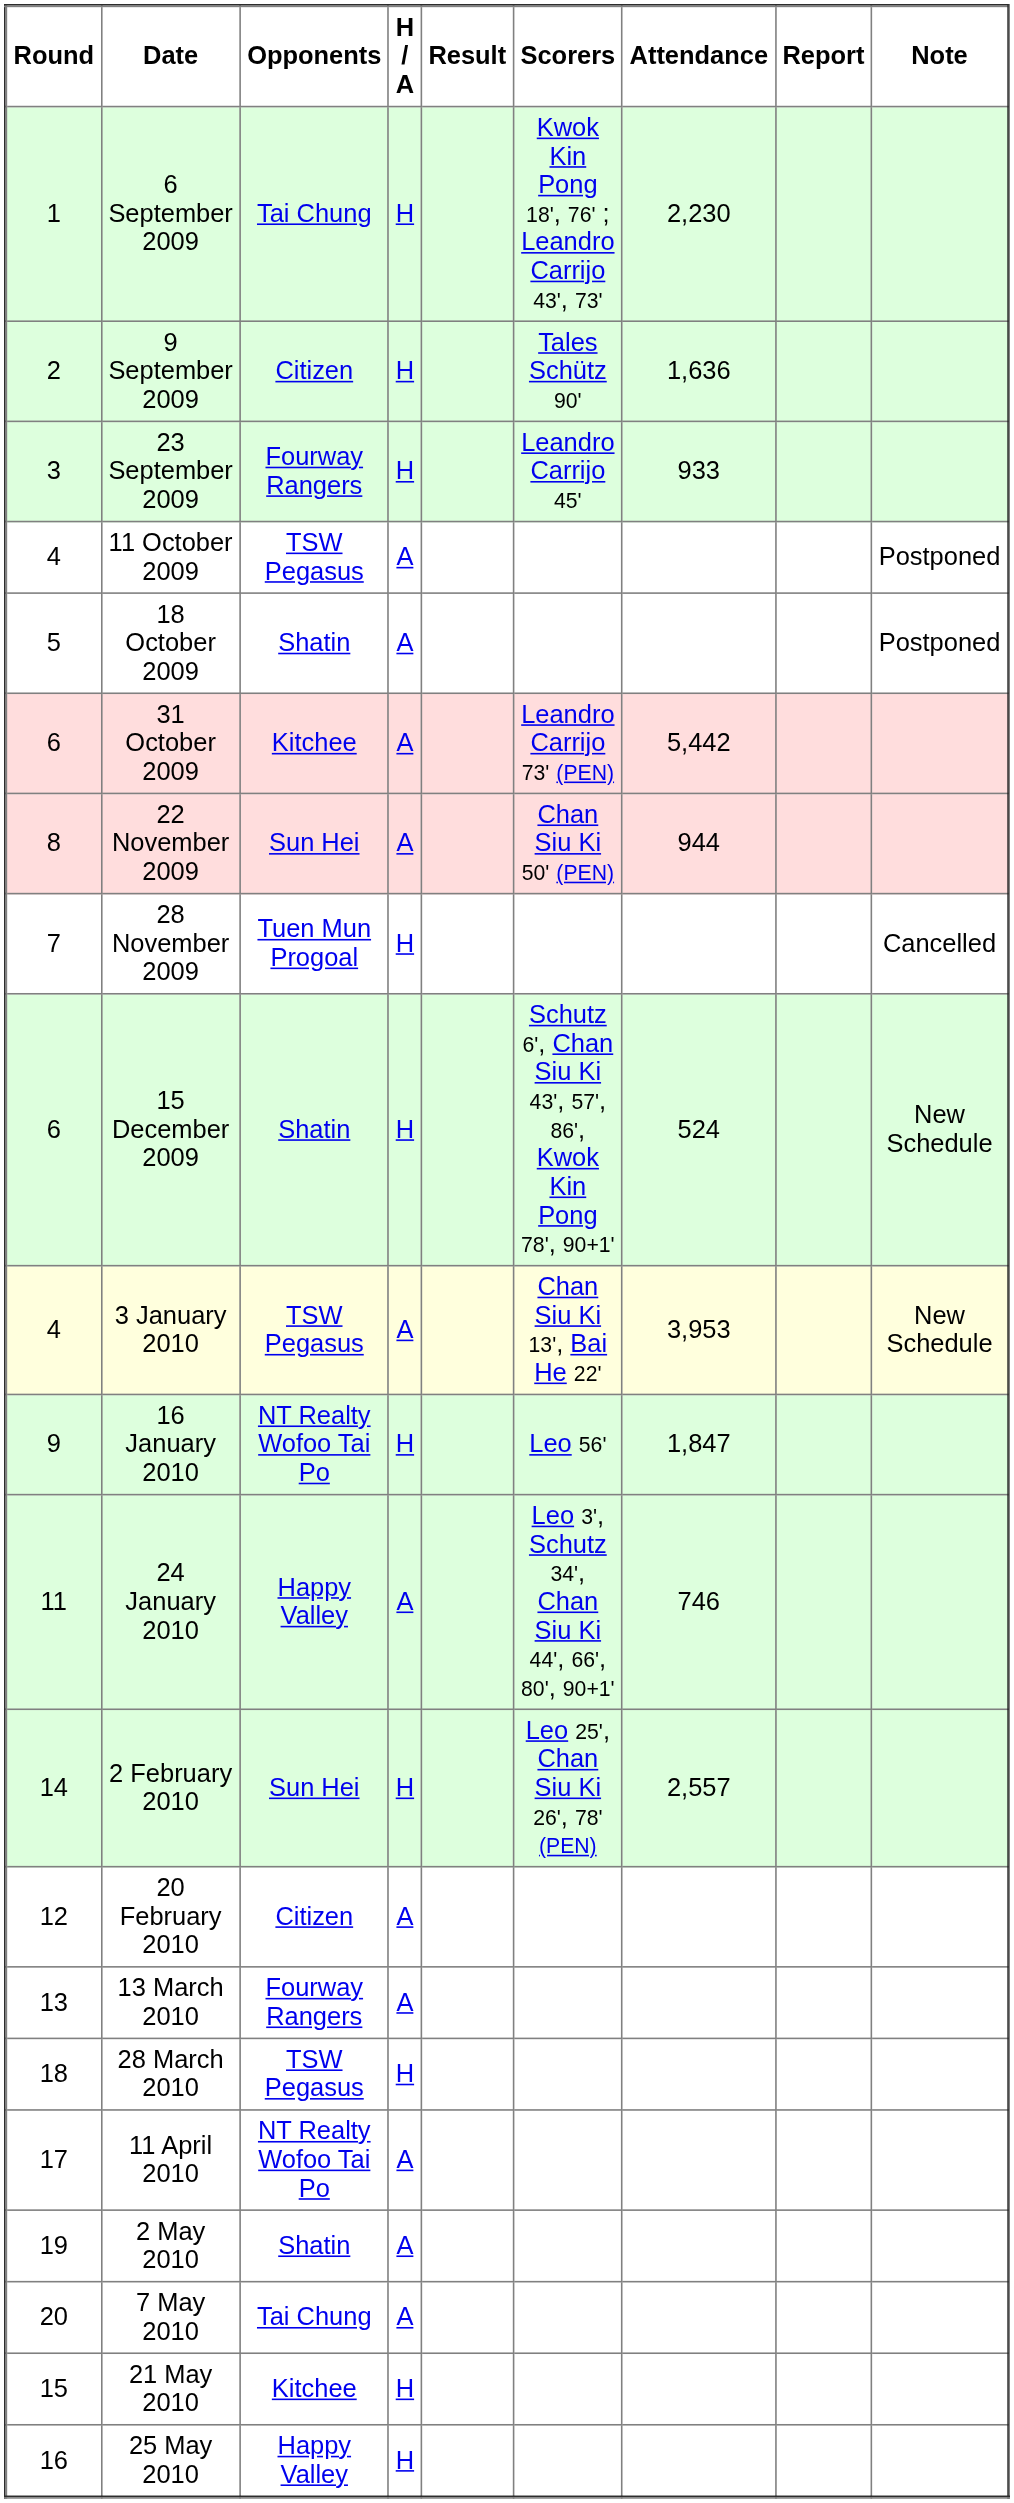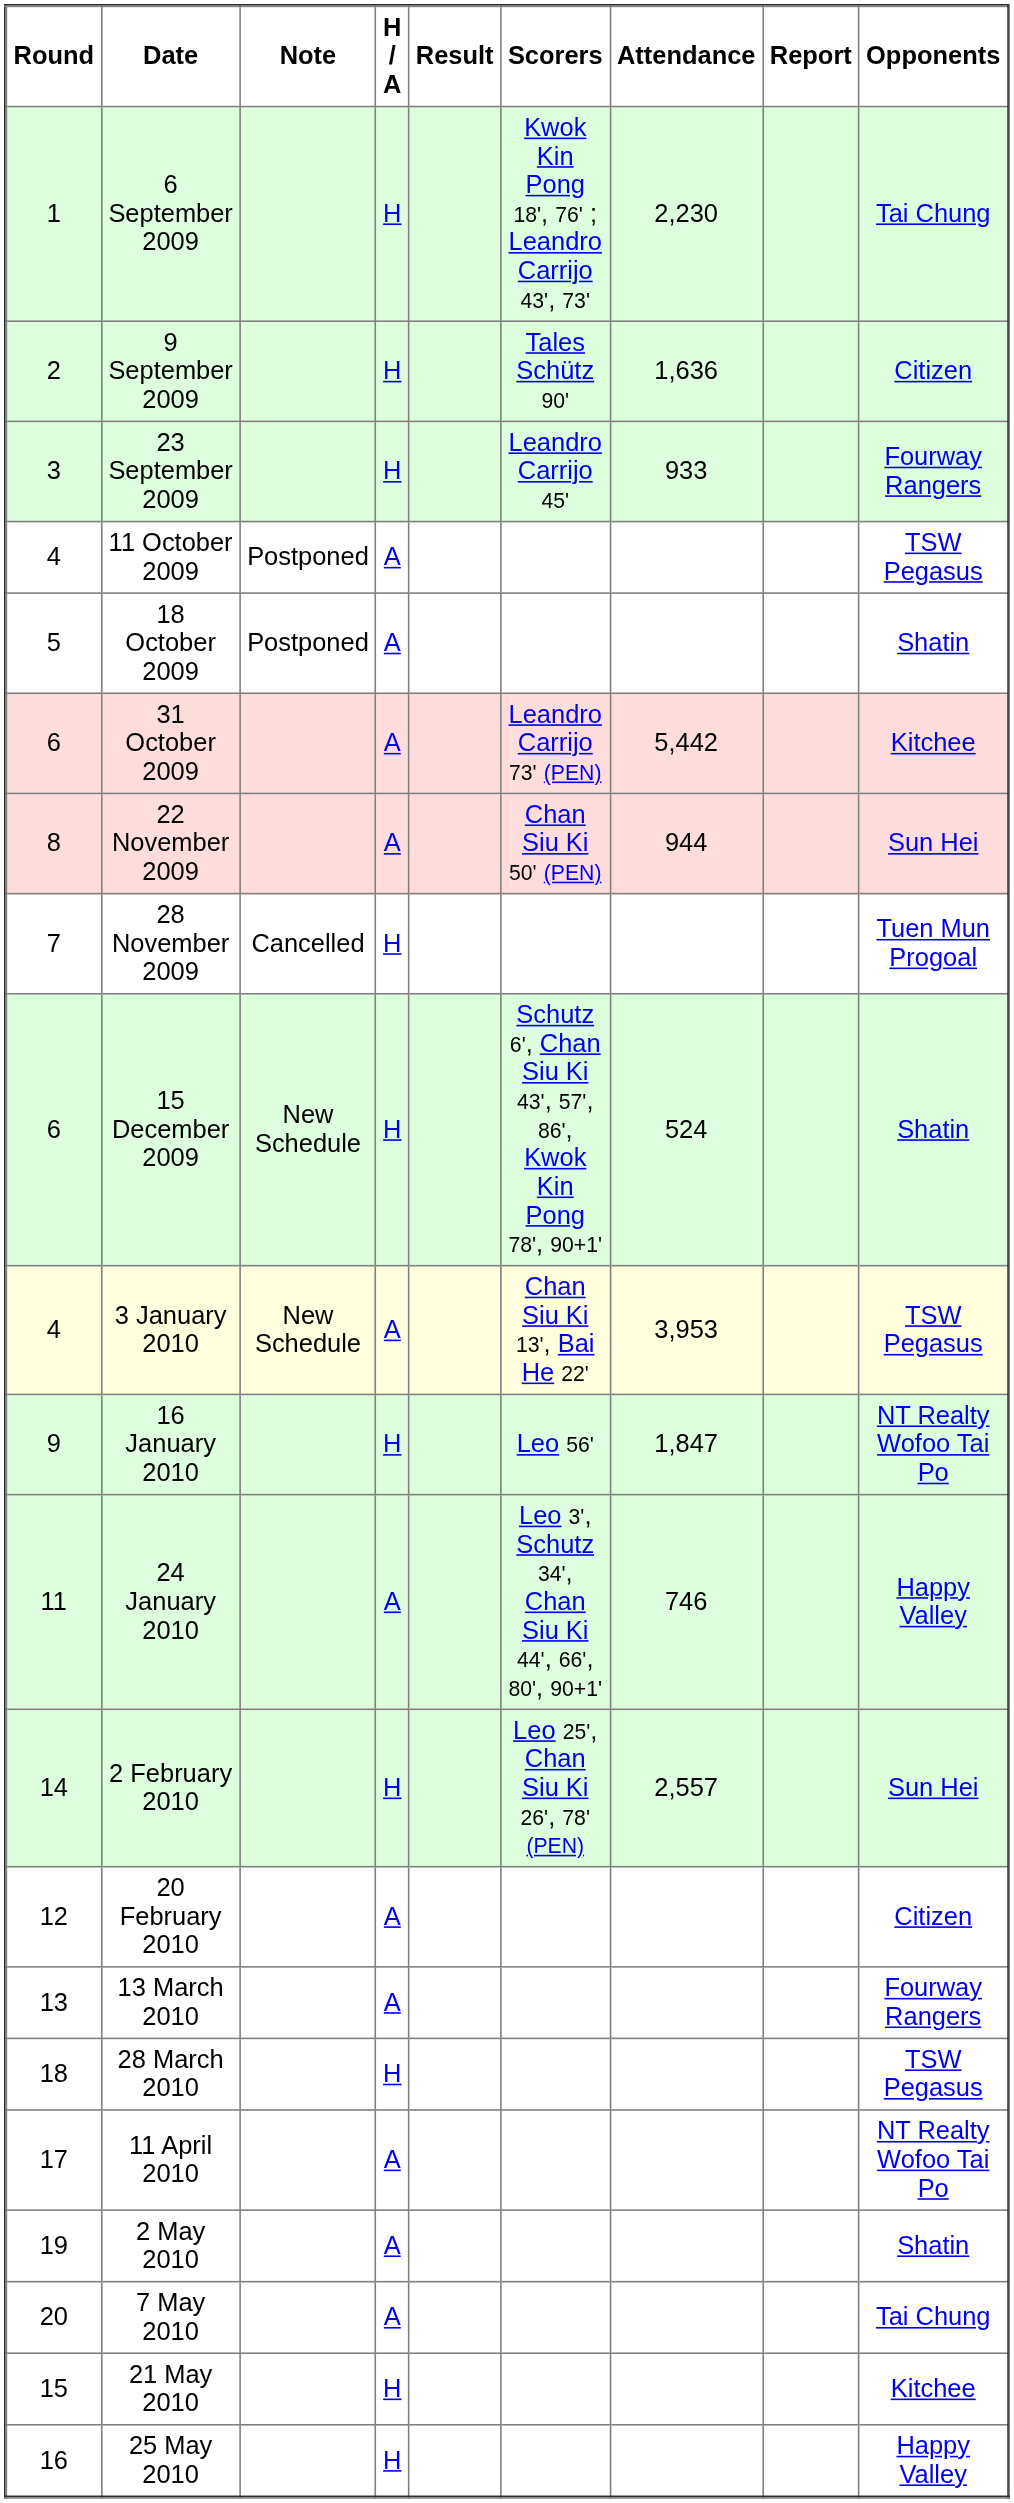columns swapped: (314, 56) <-> (939, 56)
